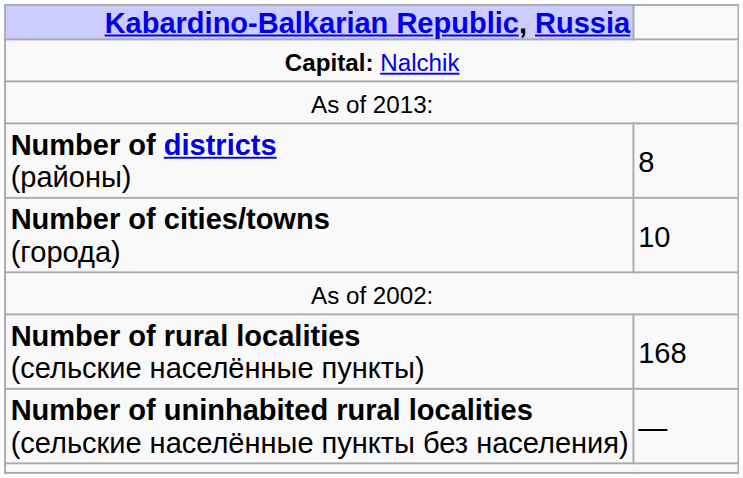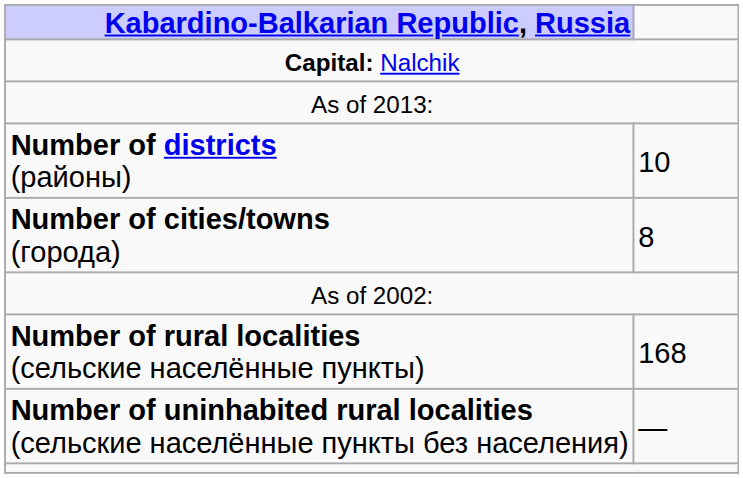(646, 161) 8 -> (654, 161) 10
(654, 235) 10 -> (646, 235) 8
